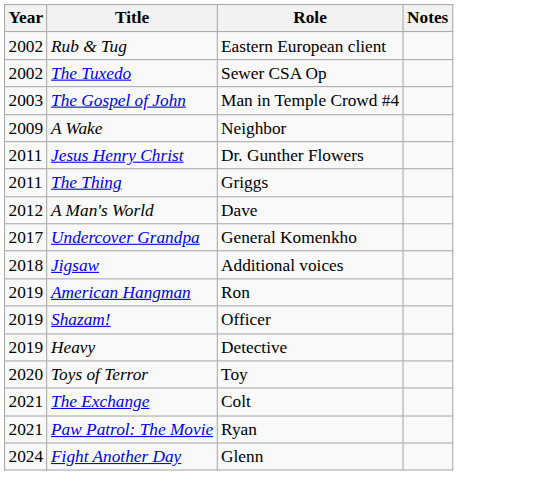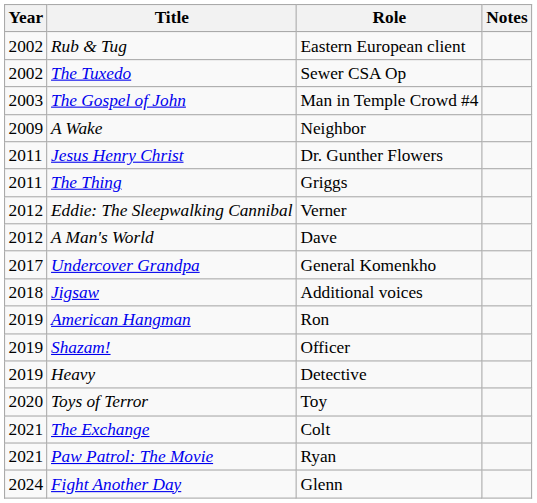+ row: (172, 210)
